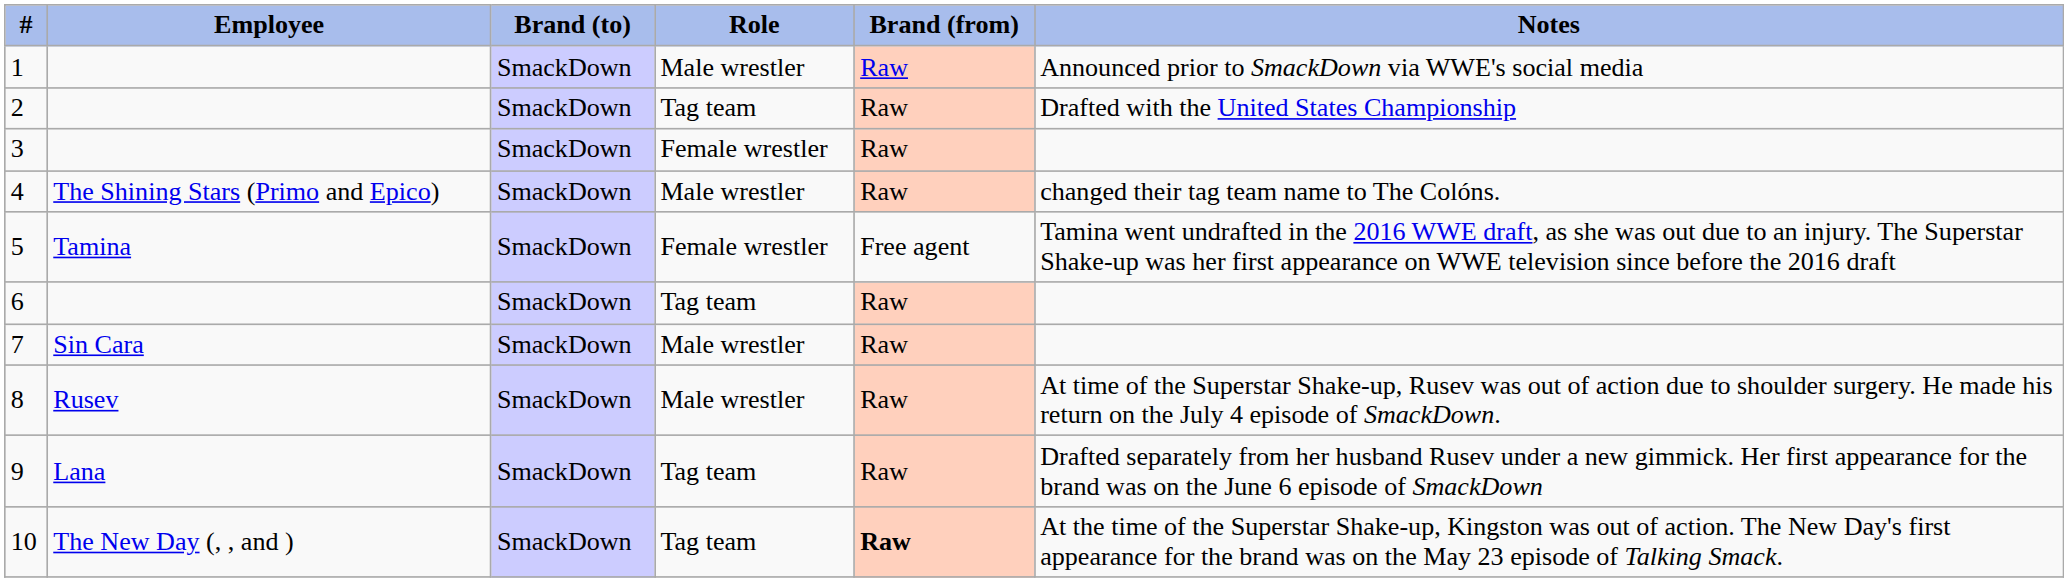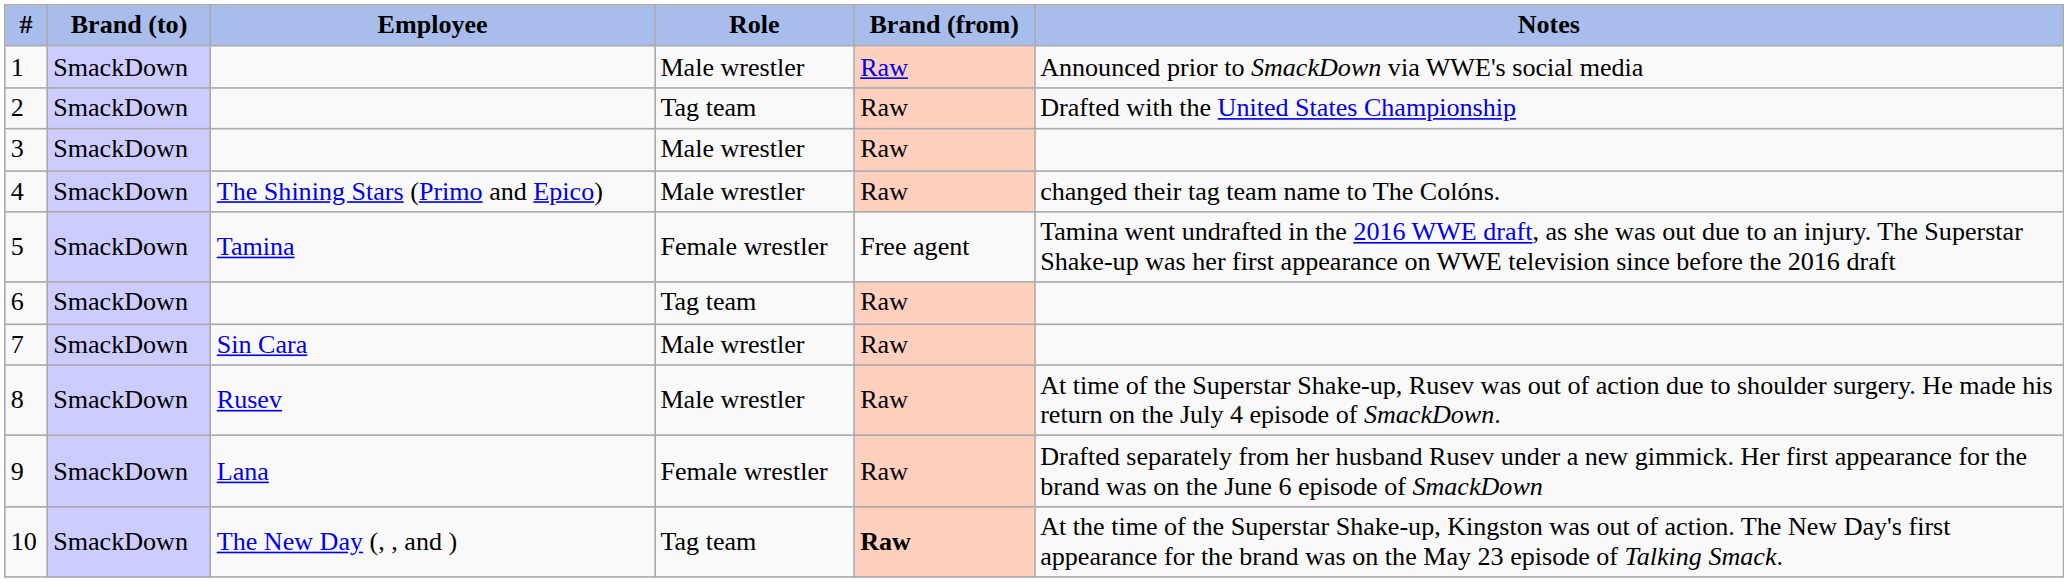columns swapped: (573, 25) <-> (269, 25)
(744, 149) Female wrestler -> (732, 149) Male wrestler
(708, 470) Tag team -> (744, 470) Female wrestler
